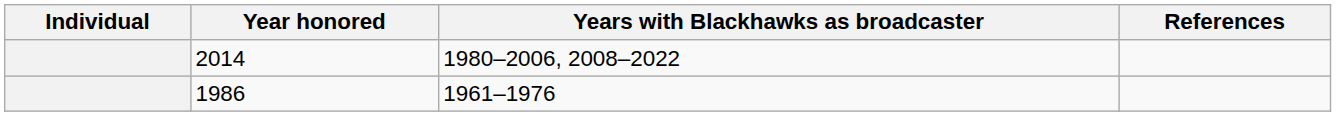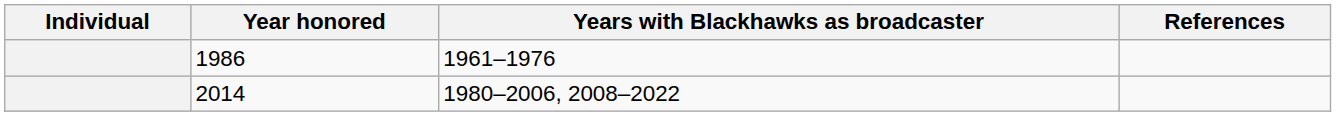rows swapped: (220, 57) <-> (220, 93)
